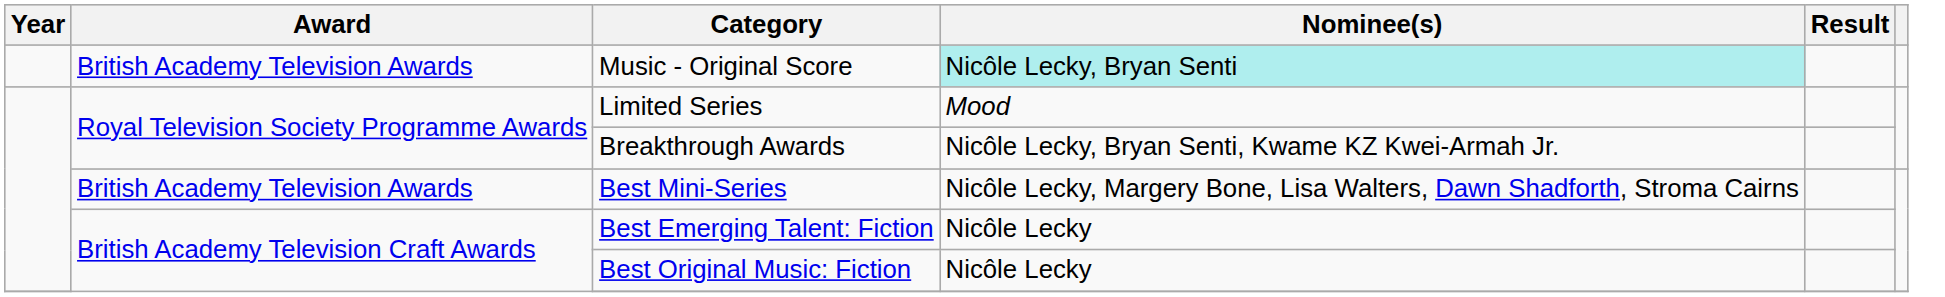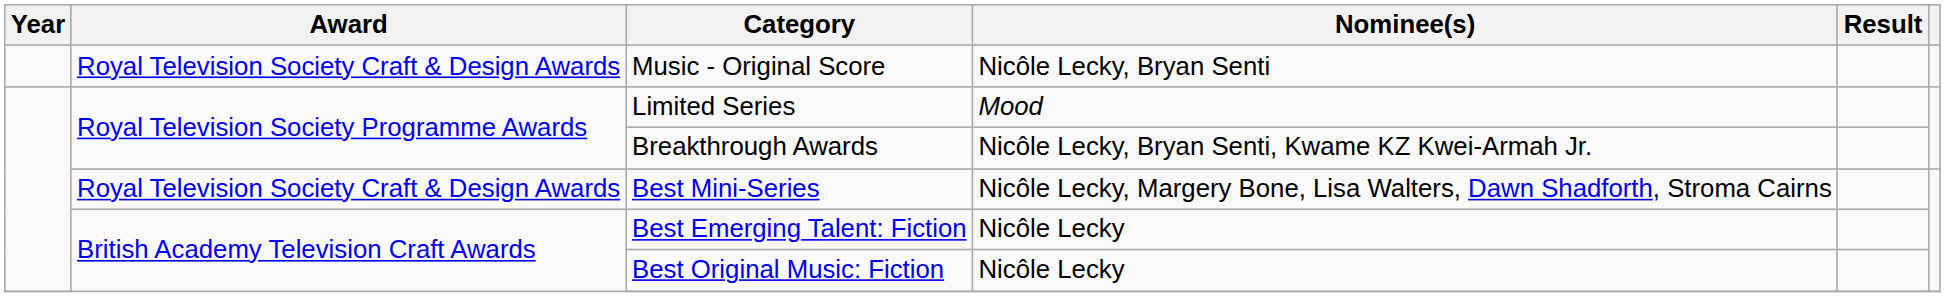(275, 65) British Academy Television Awards -> (349, 65) Royal Television Society Craft & Design Awards
(1091, 65) paleturquoise background -> (1124, 65) no background
(275, 188) British Academy Television Awards -> (349, 188) Royal Television Society Craft & Design Awards
